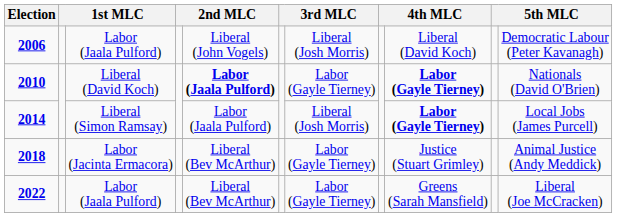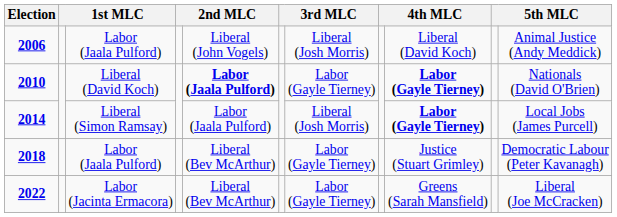(555, 44) Democratic Labour (Peter Kavanagh) -> (555, 44) Animal Justice (Andy Meddick)
(121, 156) Labor (Jacinta Ermacora) -> (121, 156) Labor (Jaala Pulford)
(555, 156) Animal Justice (Andy Meddick) -> (555, 156) Democratic Labour (Peter Kavanagh)
(121, 194) Labor (Jaala Pulford) -> (121, 194) Labor (Jacinta Ermacora)
